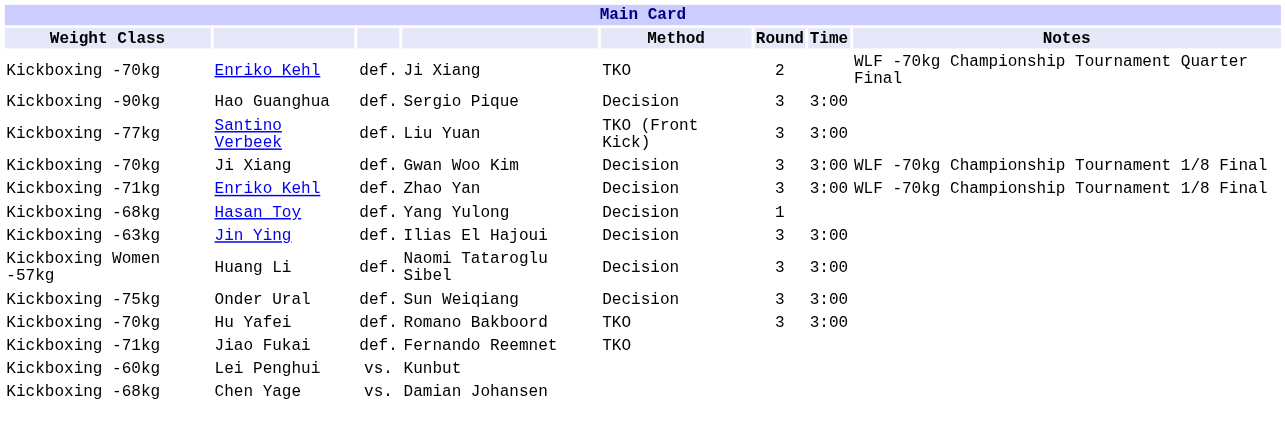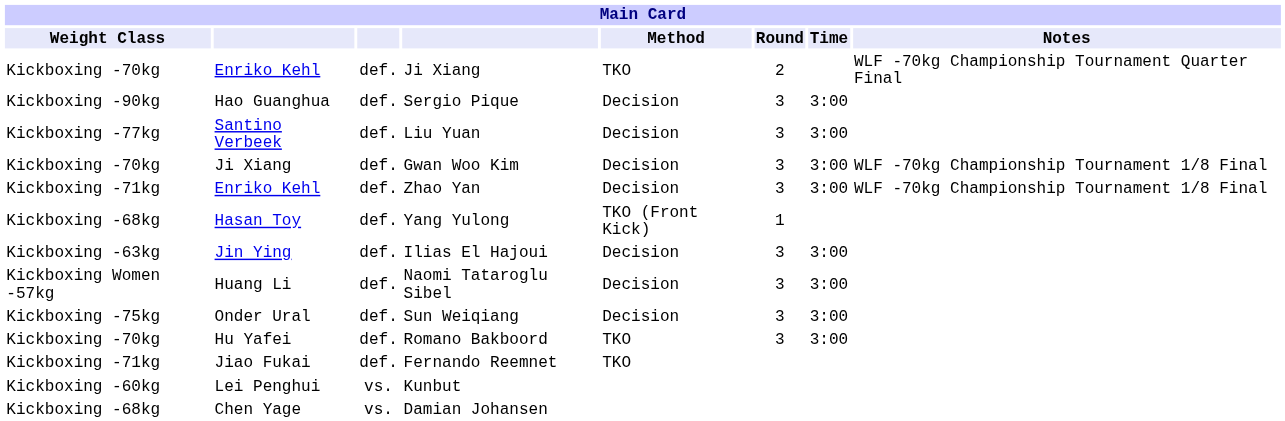(650, 134) TKO (Front Kick) -> (641, 134) Decision
(641, 212) Decision -> (650, 221) TKO (Front Kick)
